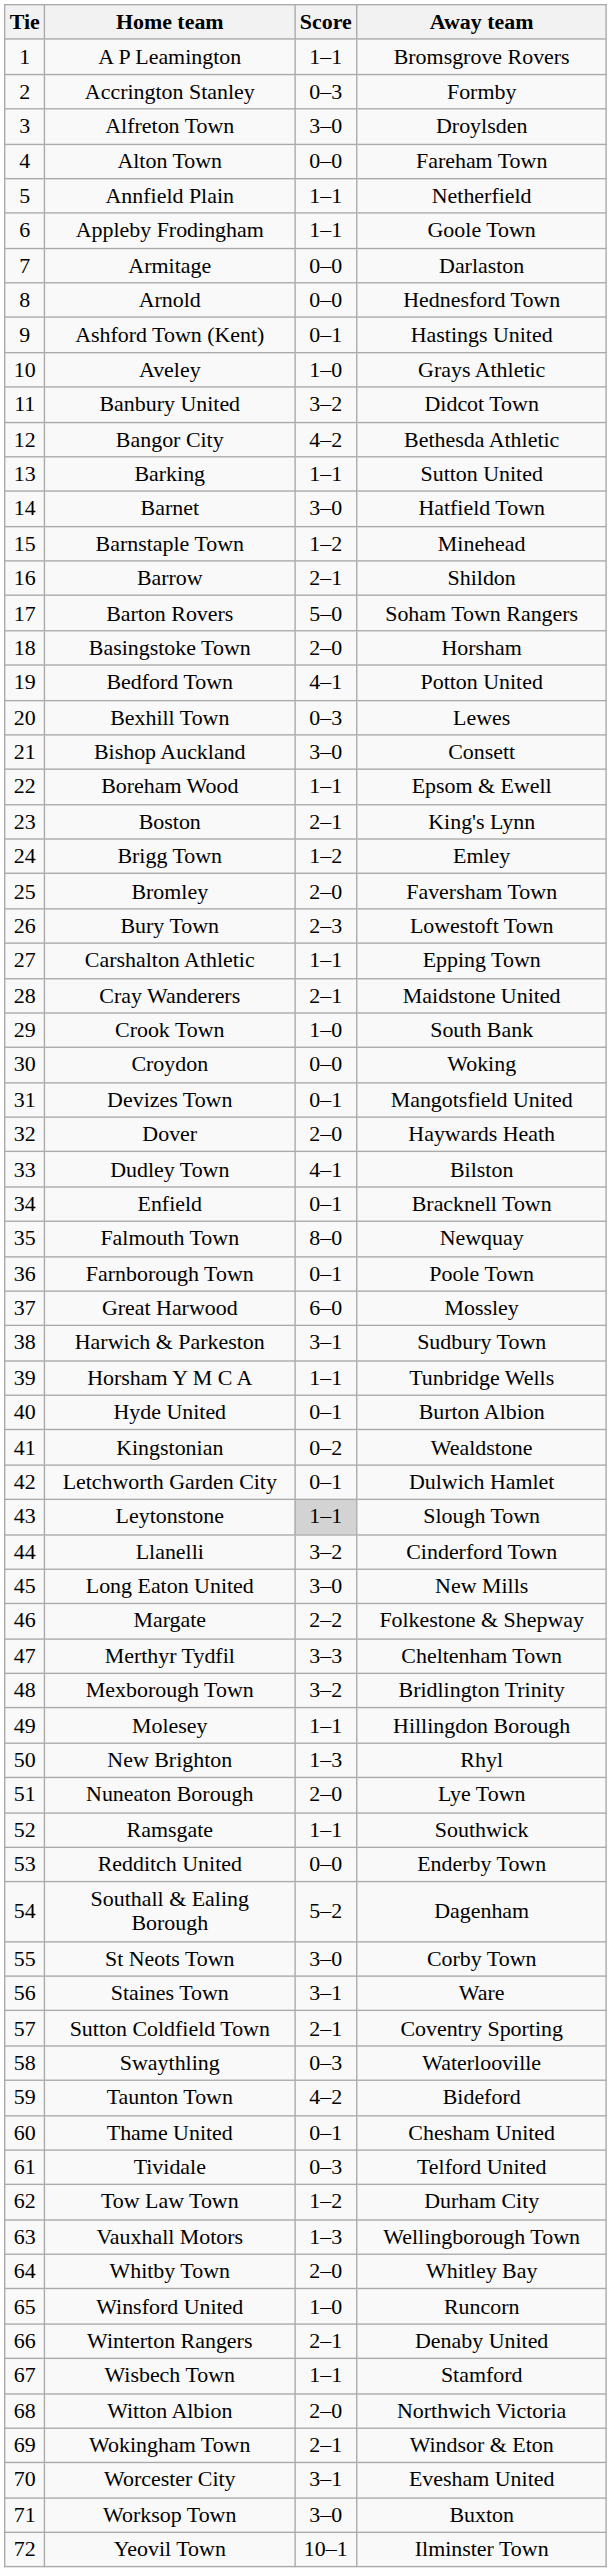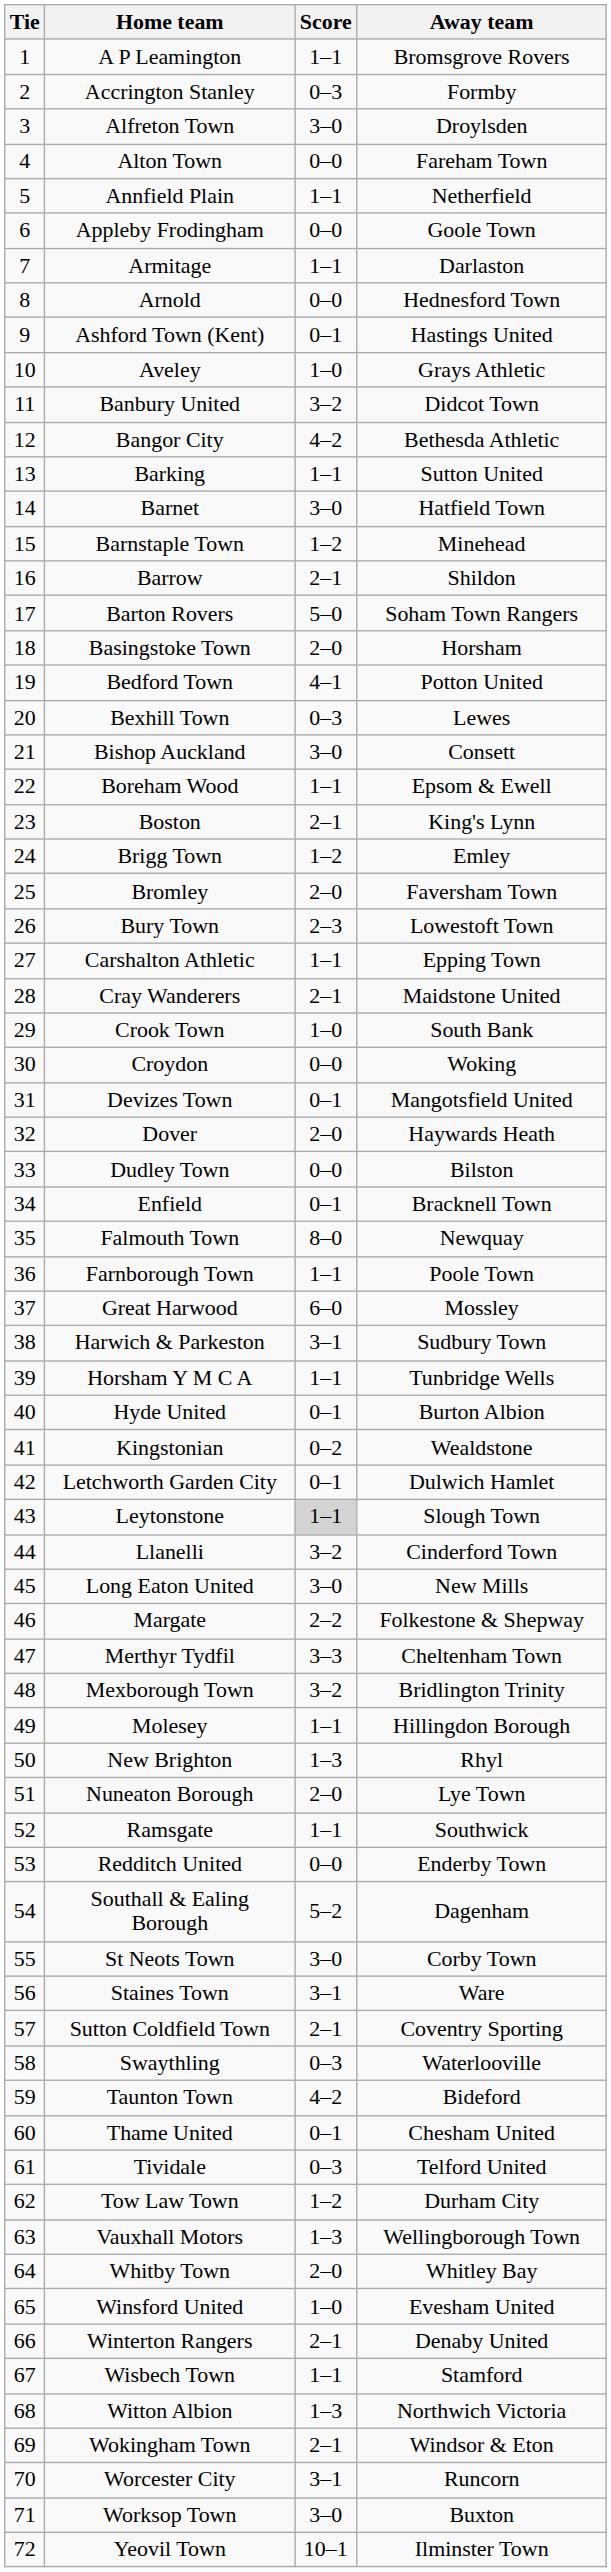(326, 230) 1–1 -> (326, 230) 0–0
(326, 265) 0–0 -> (326, 265) 1–1
(326, 1169) 4–1 -> (326, 1169) 0–0
(326, 1273) 0–1 -> (326, 1273) 1–1
(482, 2306) Runcorn -> (482, 2306) Evesham United
(326, 2410) 2–0 -> (326, 2410) 1–3
(482, 2480) Evesham United -> (482, 2480) Runcorn
